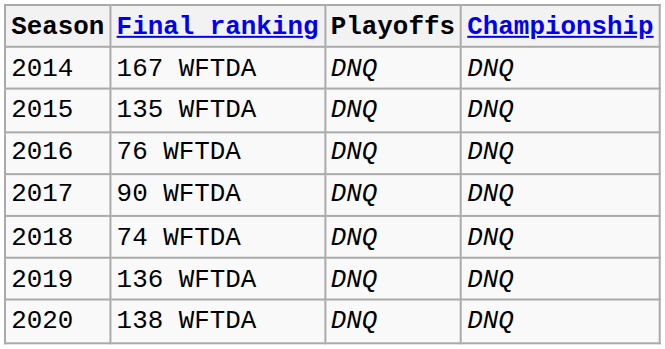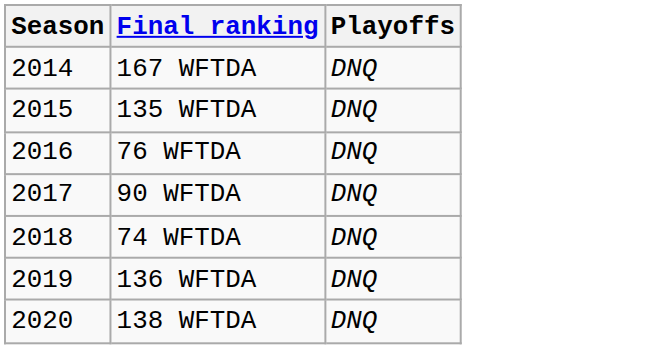- column: (560, 26)
